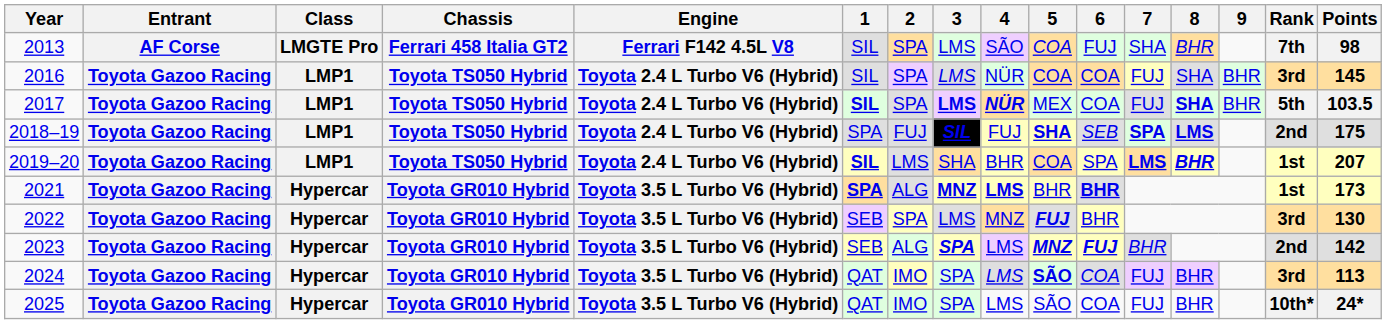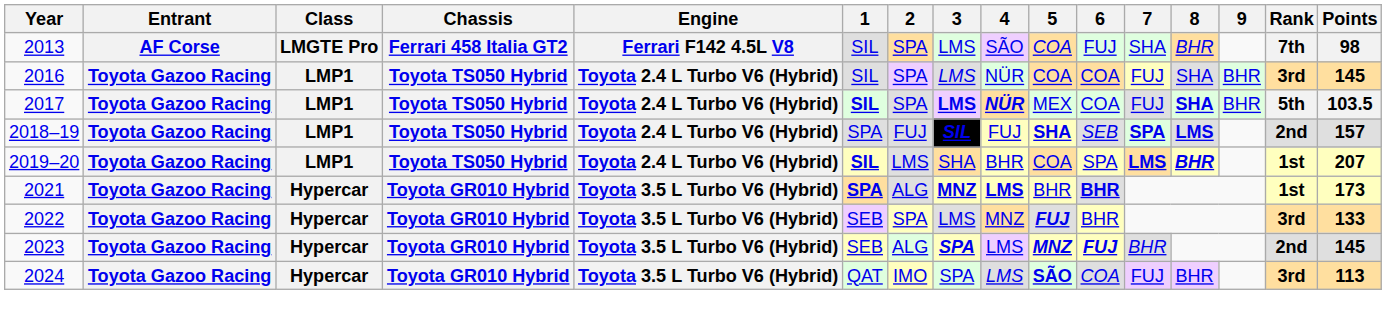(1350, 133) 175 -> (1350, 133) 157
(1350, 218) 130 -> (1350, 218) 133
(1350, 247) 142 -> (1350, 247) 145
- row: (44, 304)
